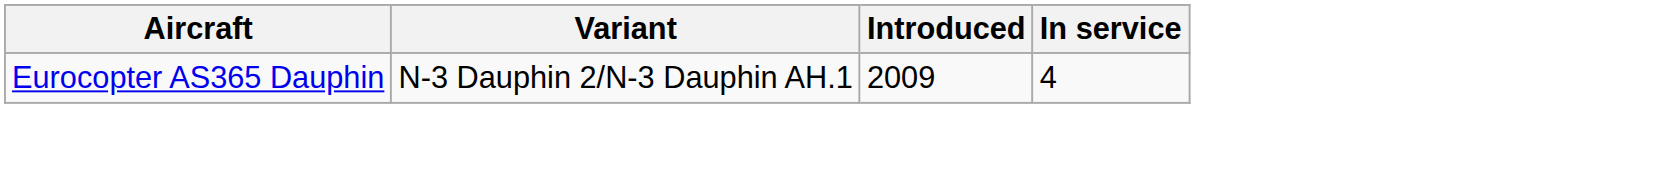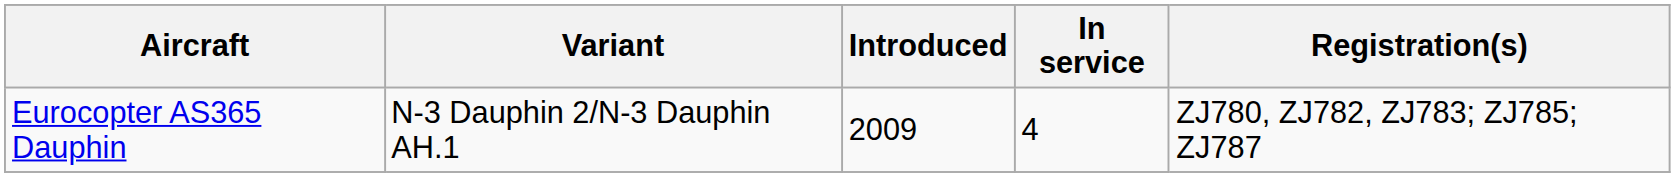+ column: (1419, 46)
